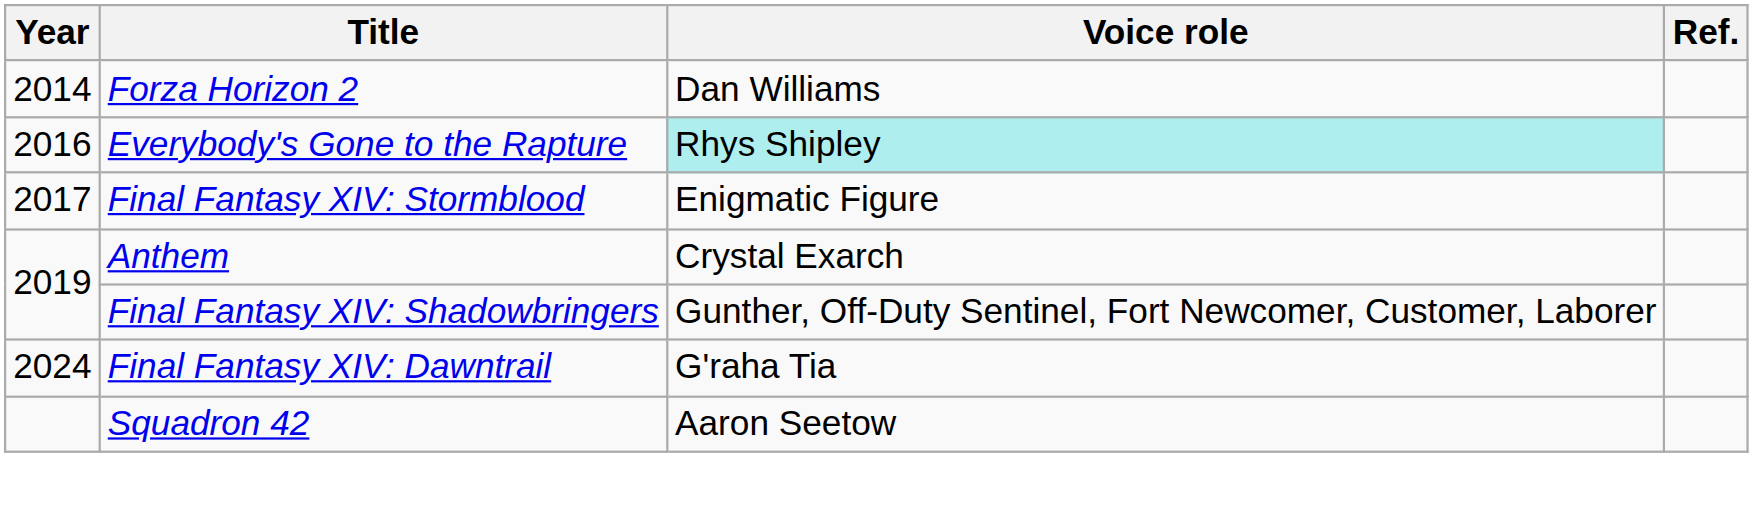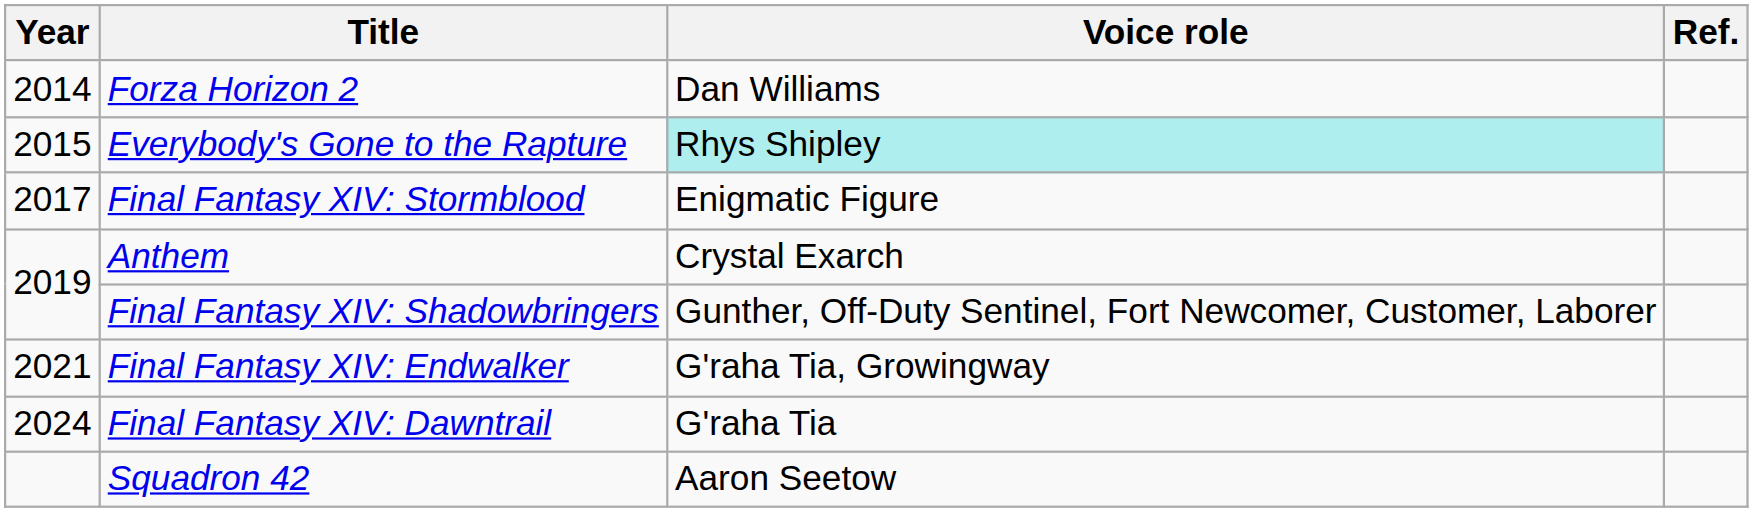(52, 144) 2016 -> (52, 144) 2015
+ row: (338, 367)
